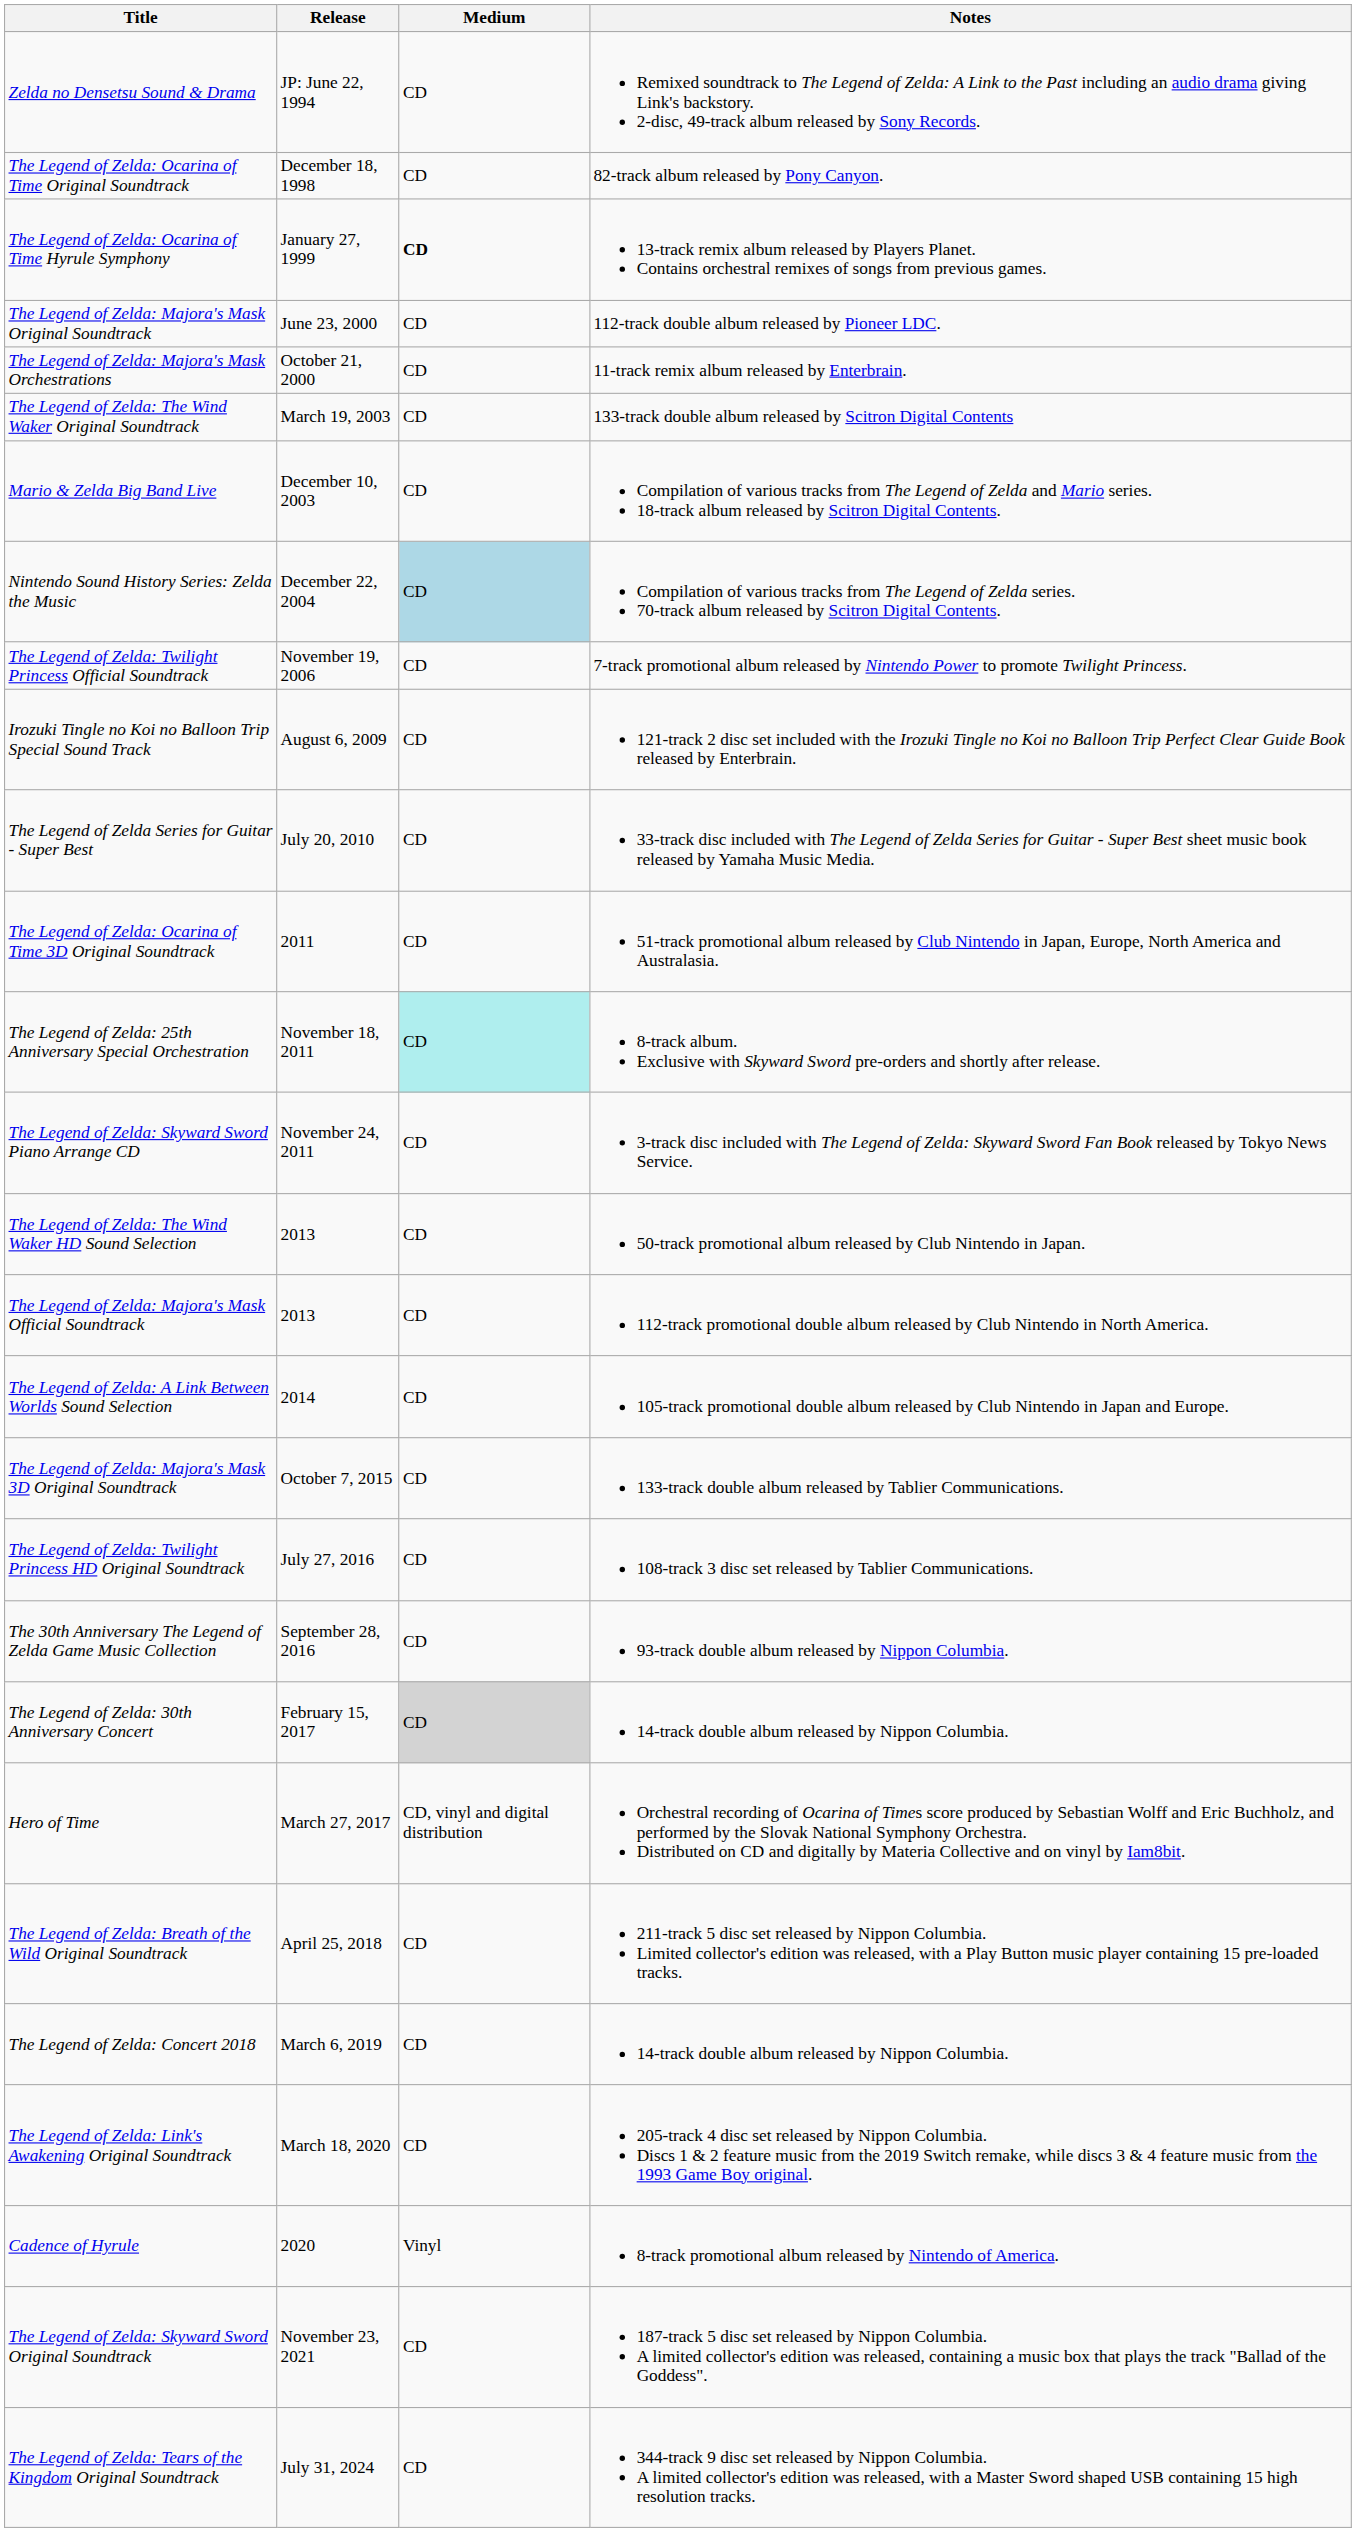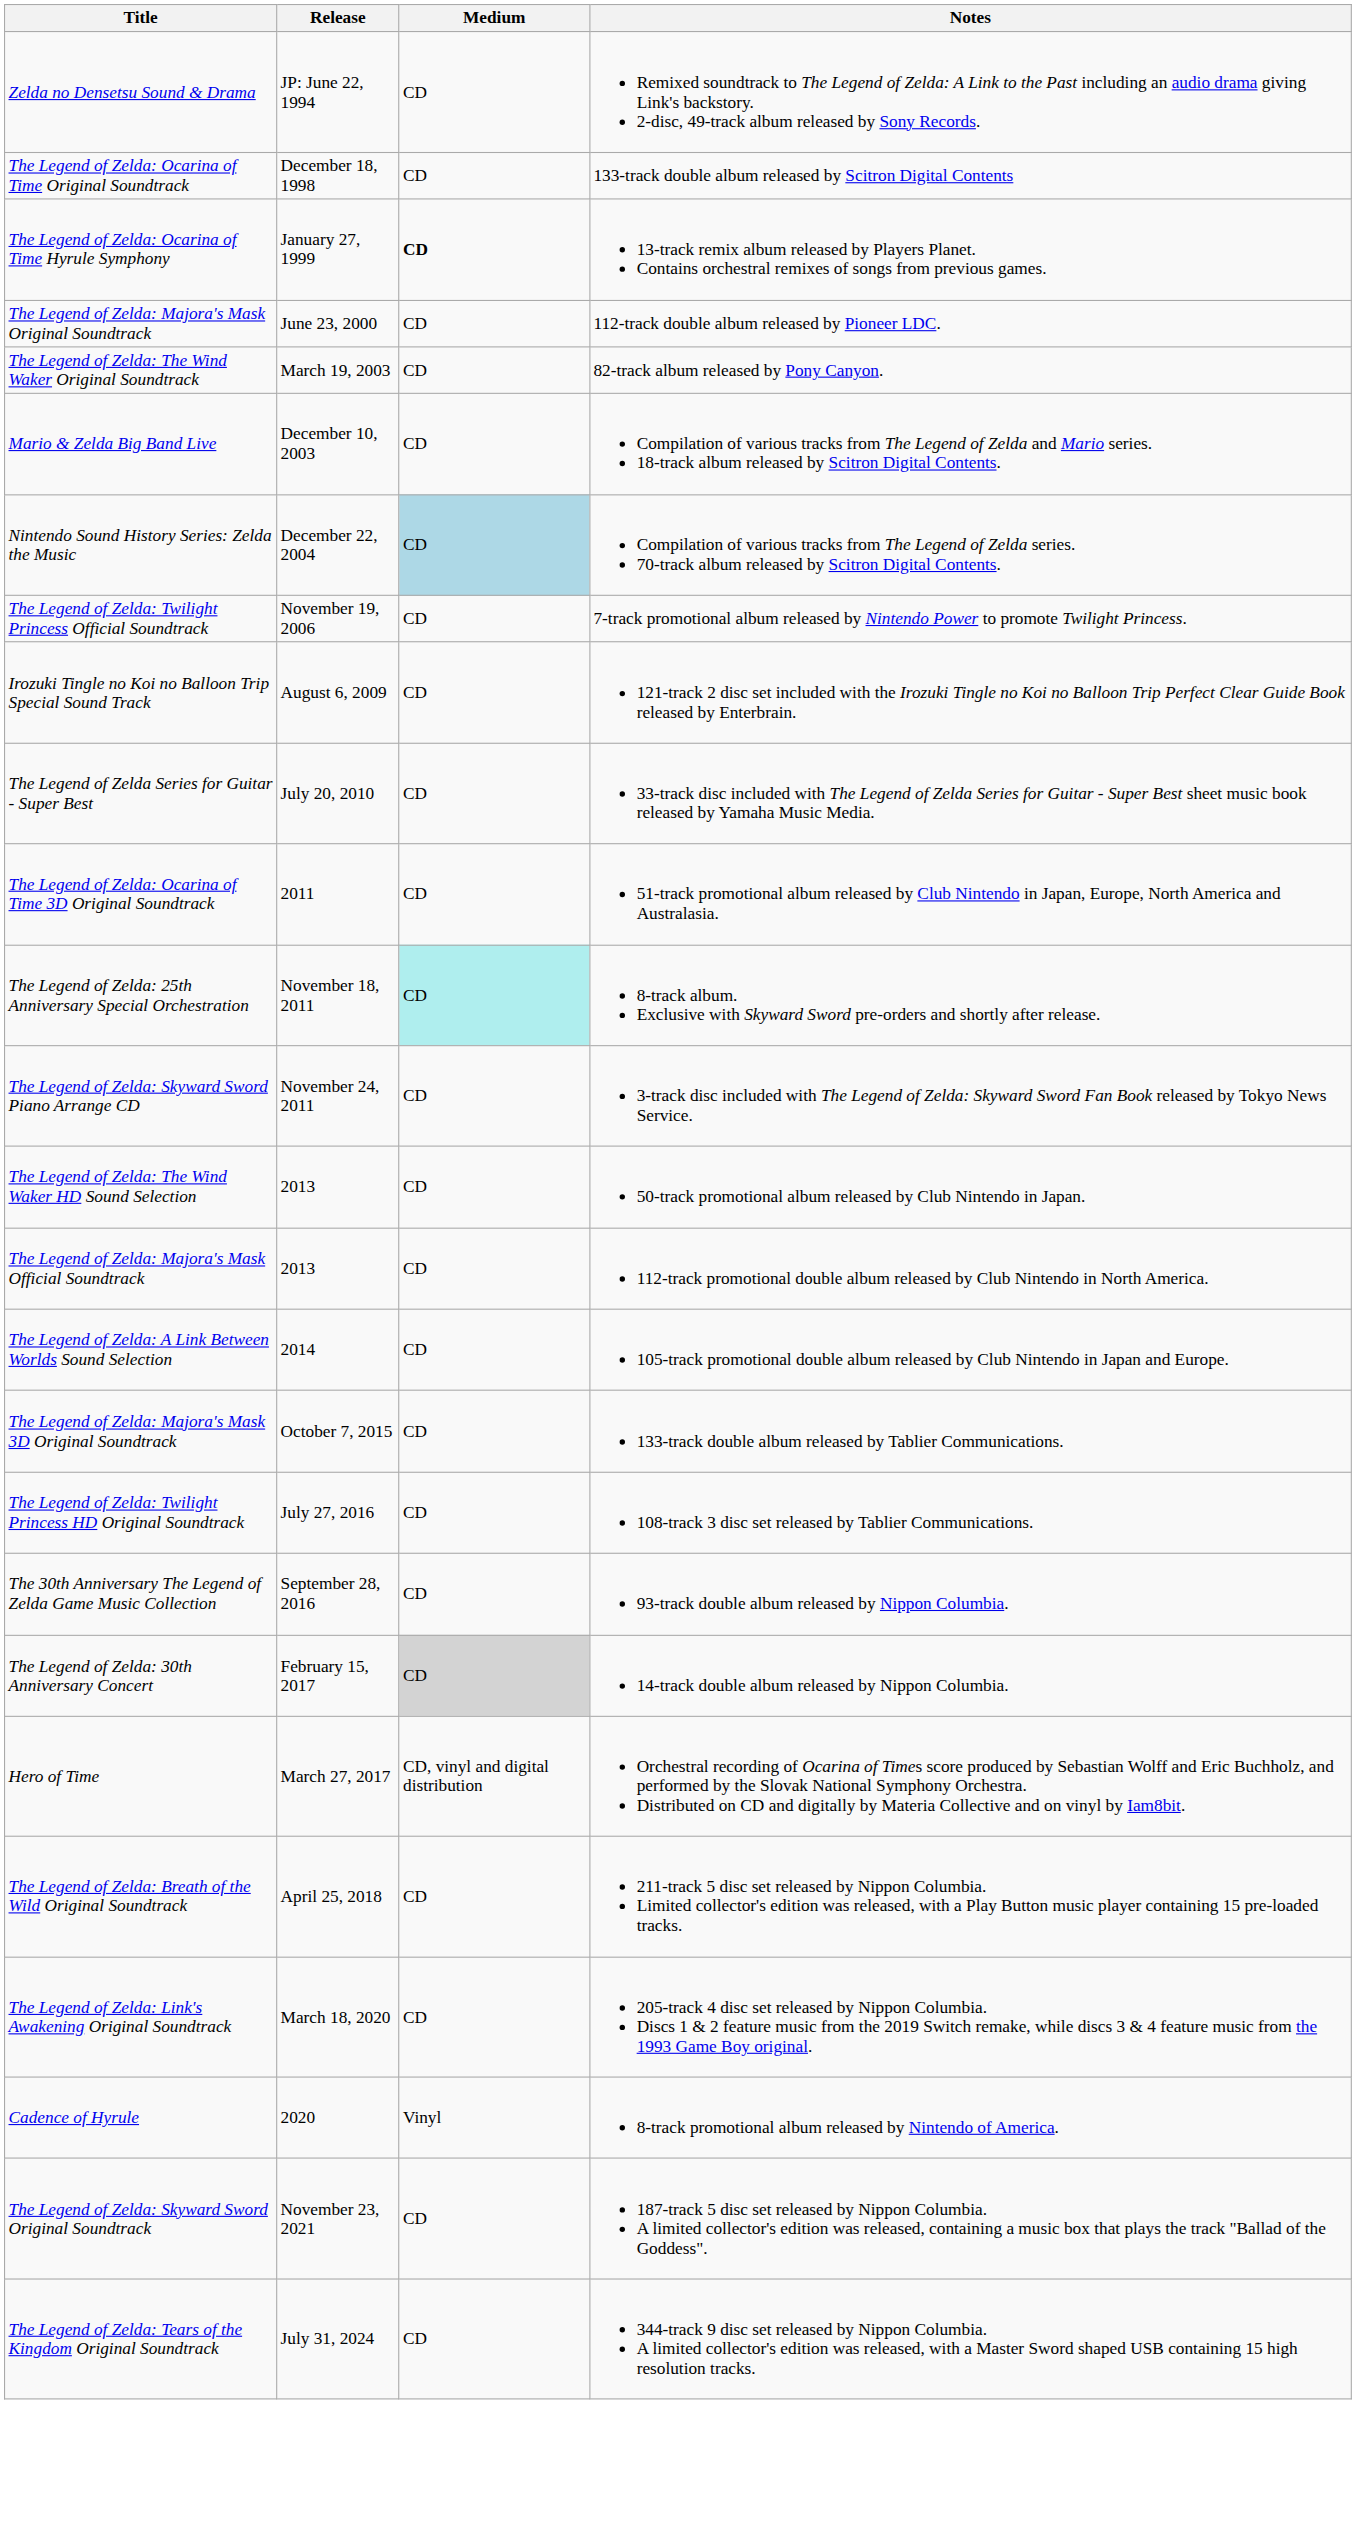(738, 175) 82-track album released by Pony Canyon. -> (803, 175) 133-track double album released by Scitron Digital Contents
- row: (137, 370)
(803, 416) 133-track double album released by Scitron Digital Contents -> (738, 370) 82-track album released by Pony Canyon.
- row: (132, 2044)
